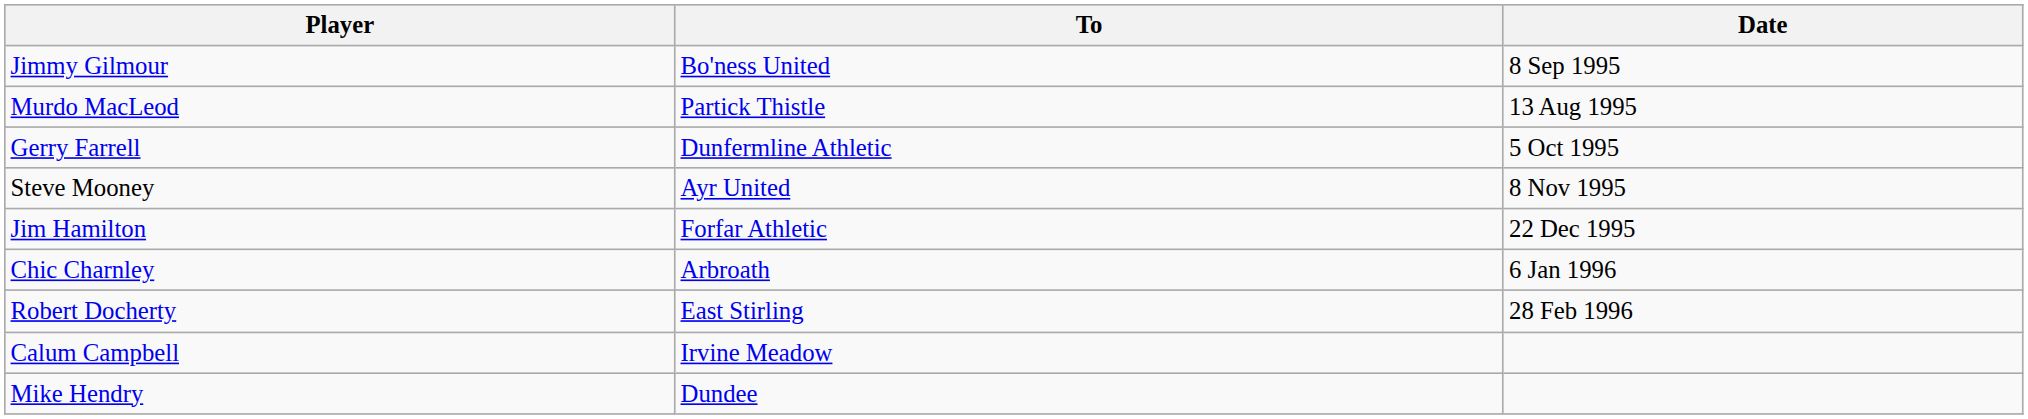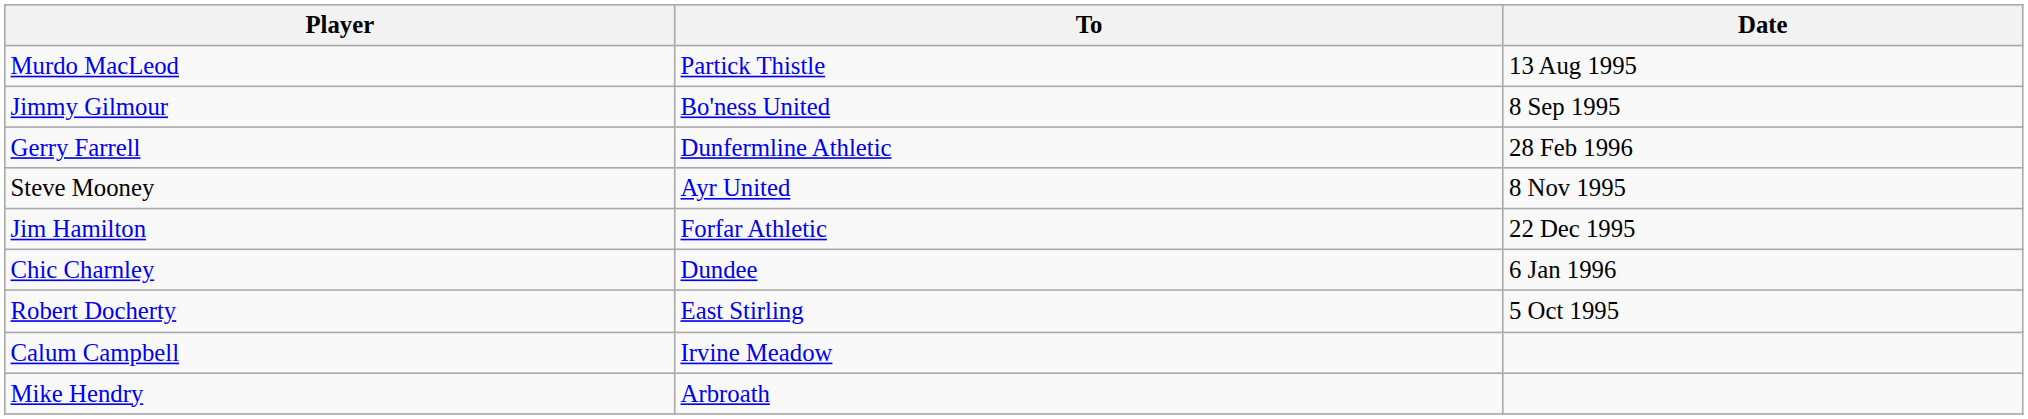rows swapped: (95, 106) <-> (89, 65)
(1564, 147) 5 Oct 1995 -> (1571, 147) 28 Feb 1996
(725, 270) Arbroath -> (719, 270) Dundee
(1571, 311) 28 Feb 1996 -> (1564, 311) 5 Oct 1995
(719, 392) Dundee -> (725, 392) Arbroath
